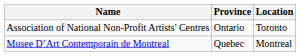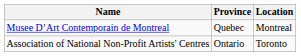rows swapped: (108, 28) <-> (88, 43)
